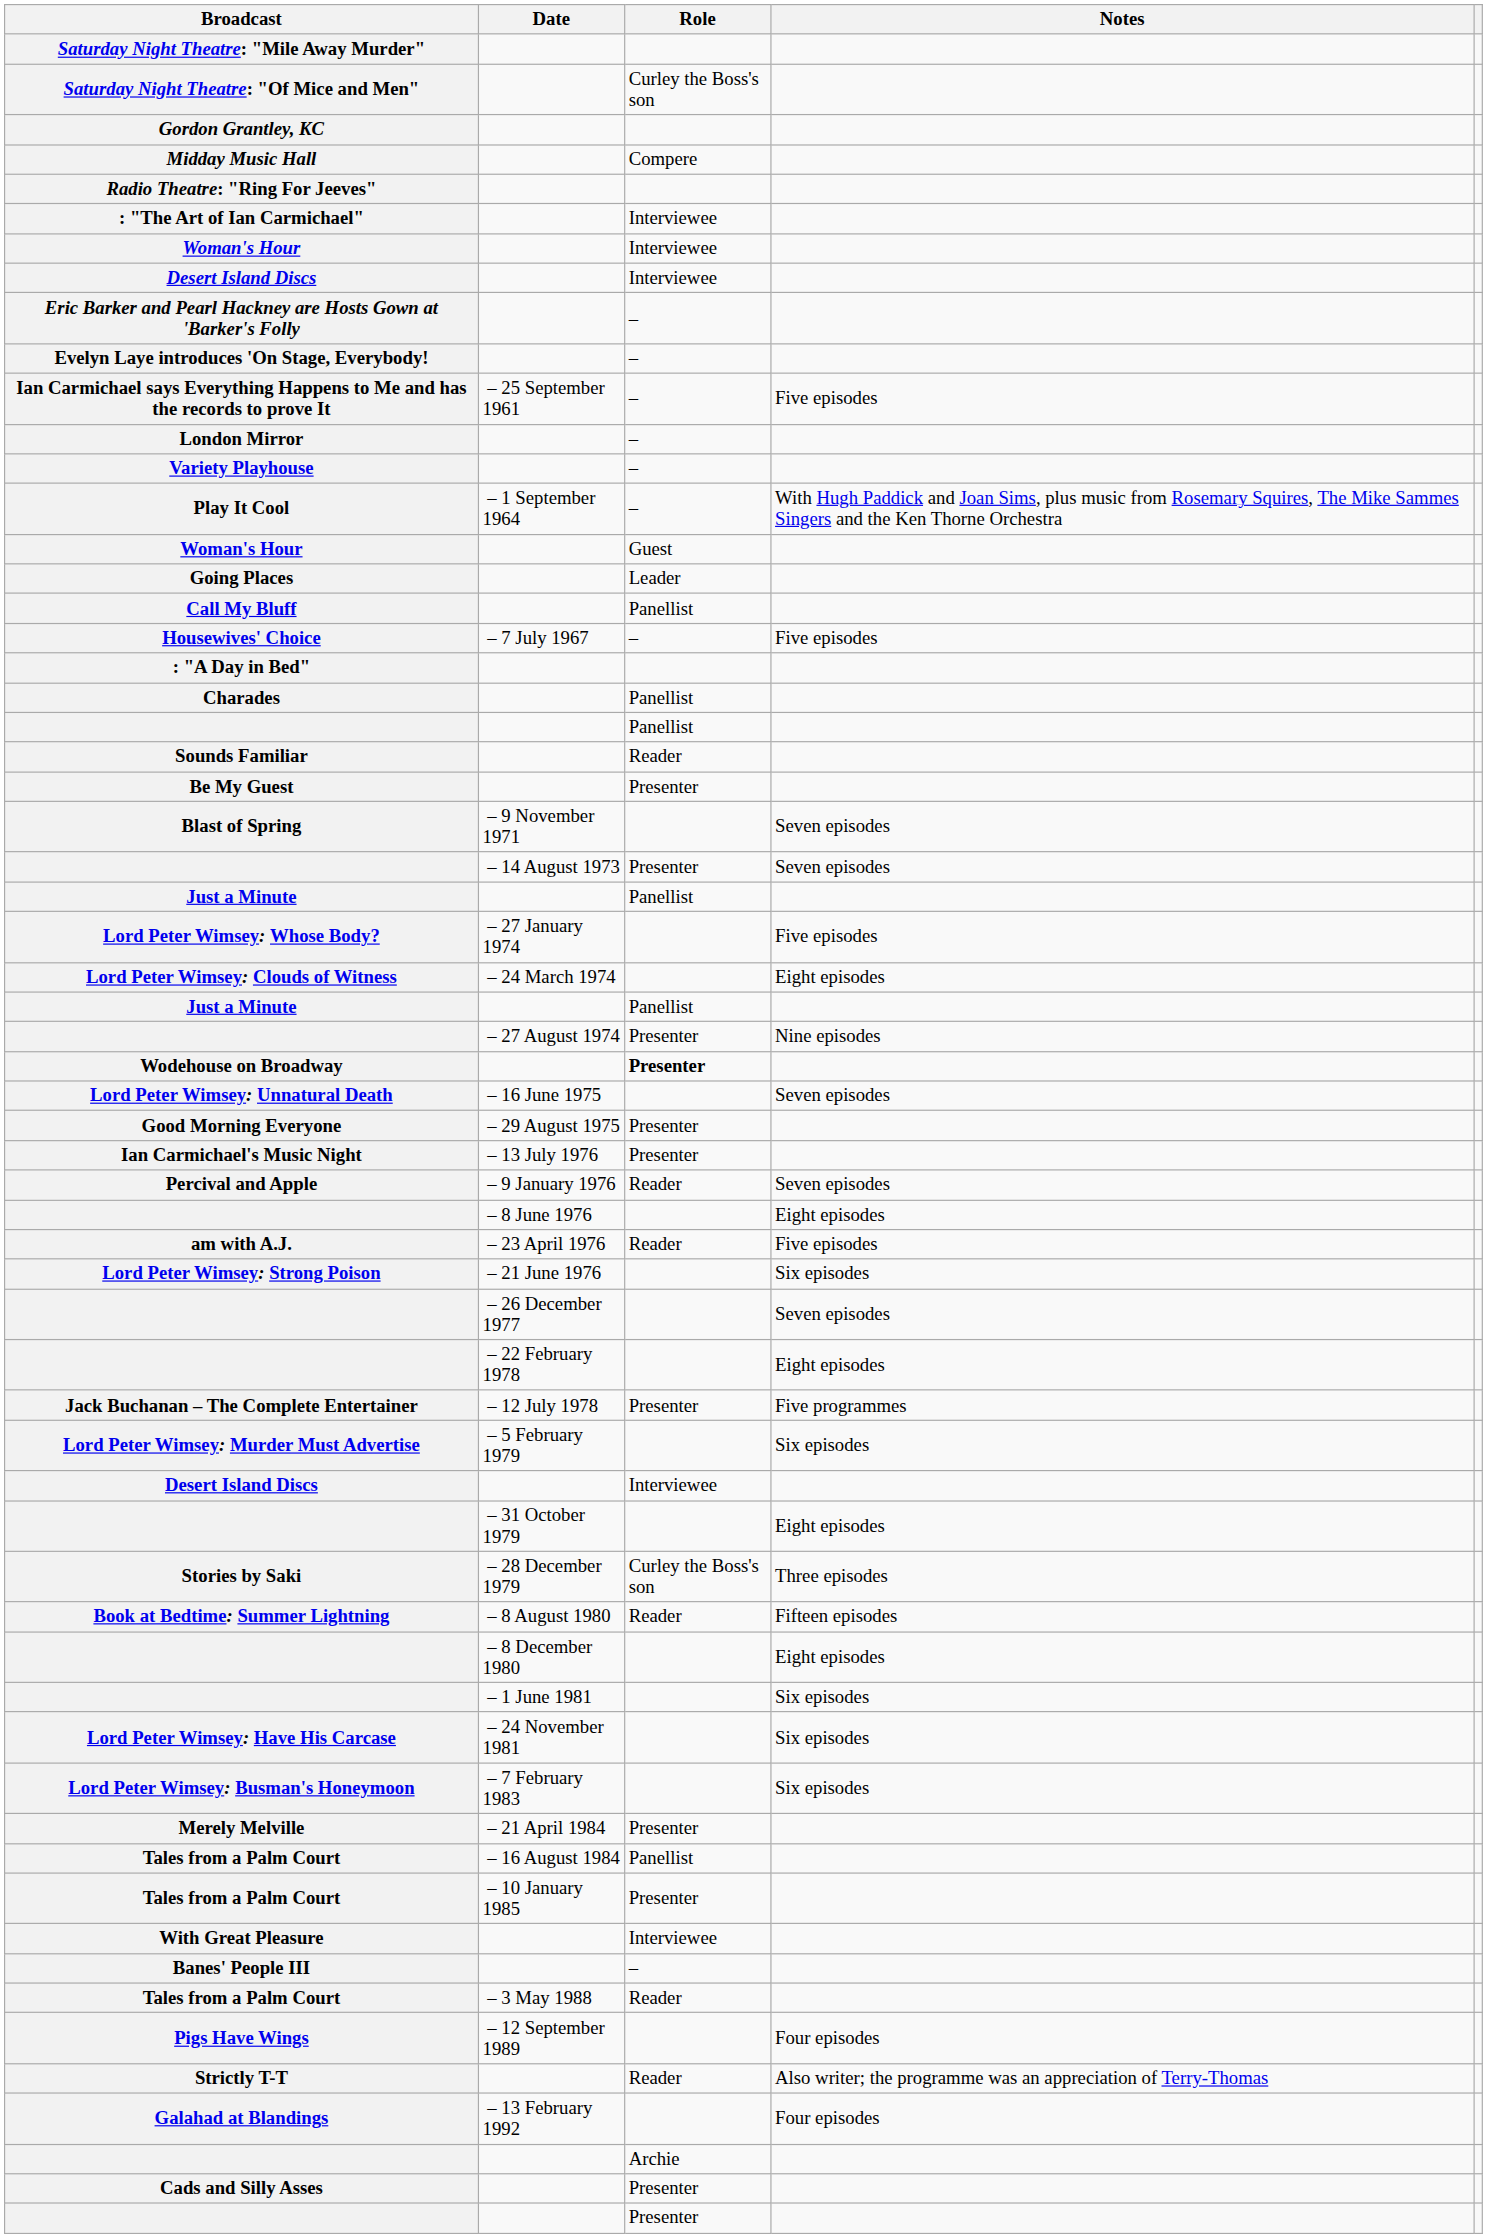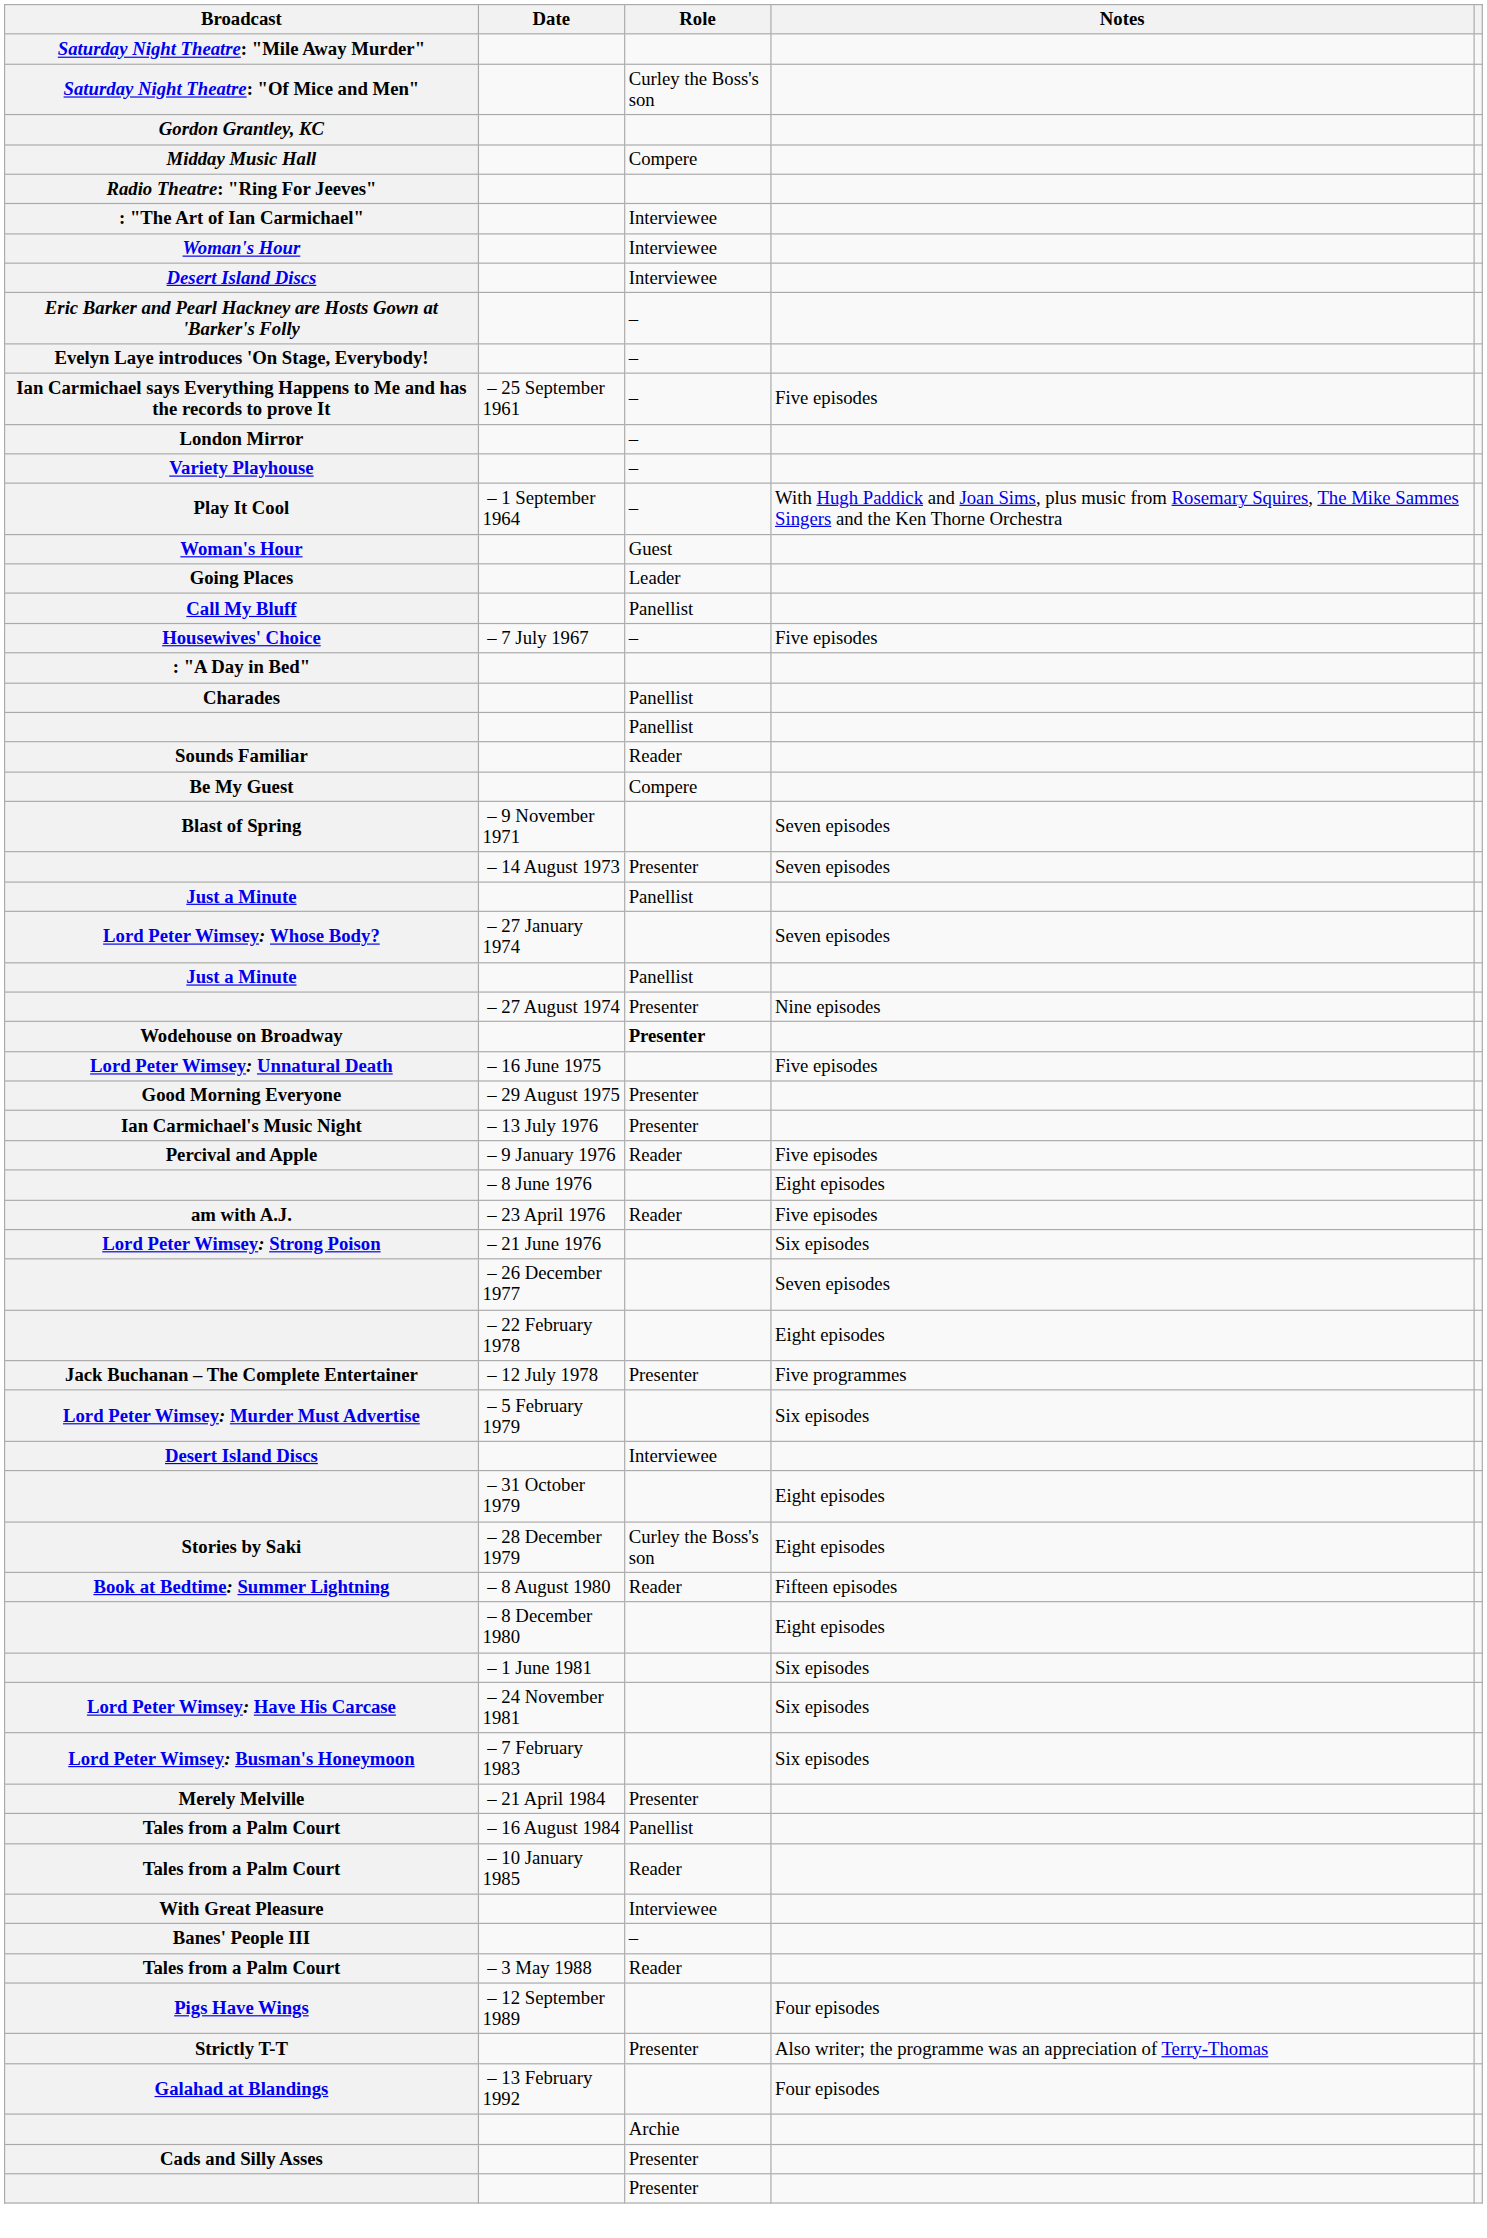(663, 786) Presenter -> (663, 786) Compere
(826, 936) Five episodes -> (833, 936) Seven episodes
- row: (241, 976)
(833, 1095) Seven episodes -> (826, 1066) Five episodes
(833, 1184) Seven episodes -> (826, 1155) Five episodes
(831, 1576) Three episodes -> (830, 1546) Eight episodes
(663, 1898) Presenter -> (655, 1868) Reader
(655, 2078) Reader -> (663, 2048) Presenter
